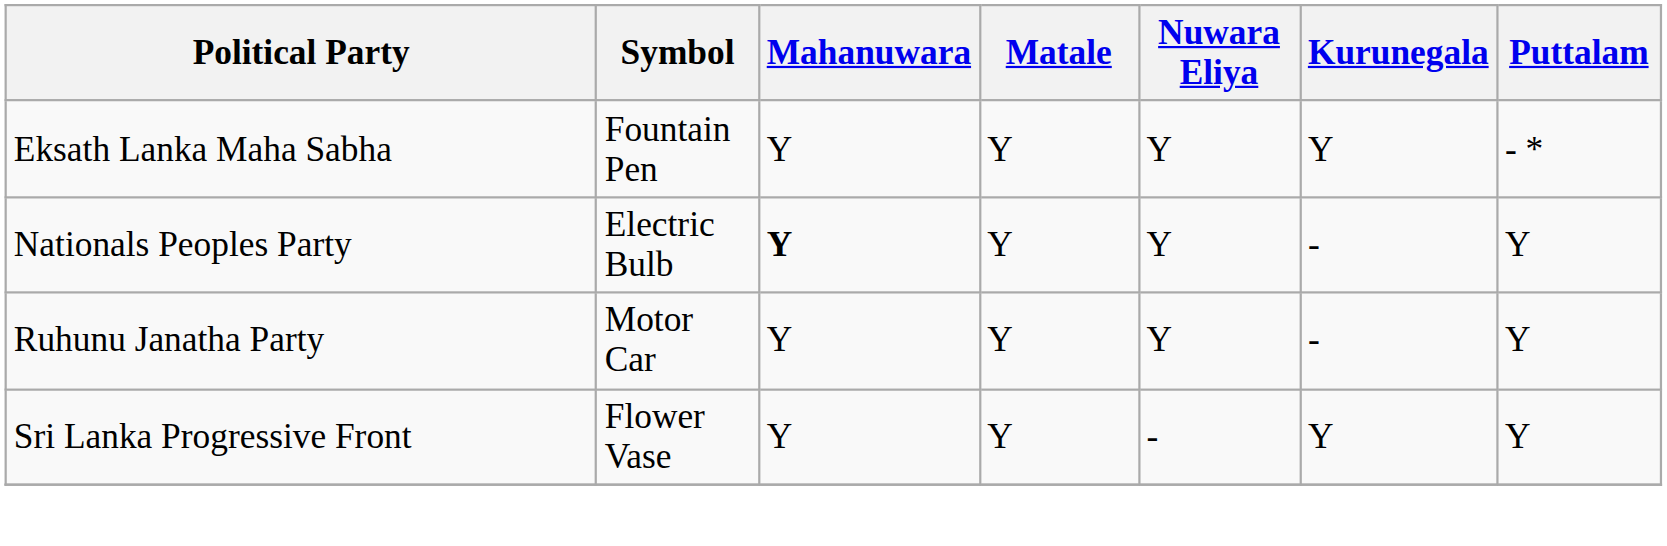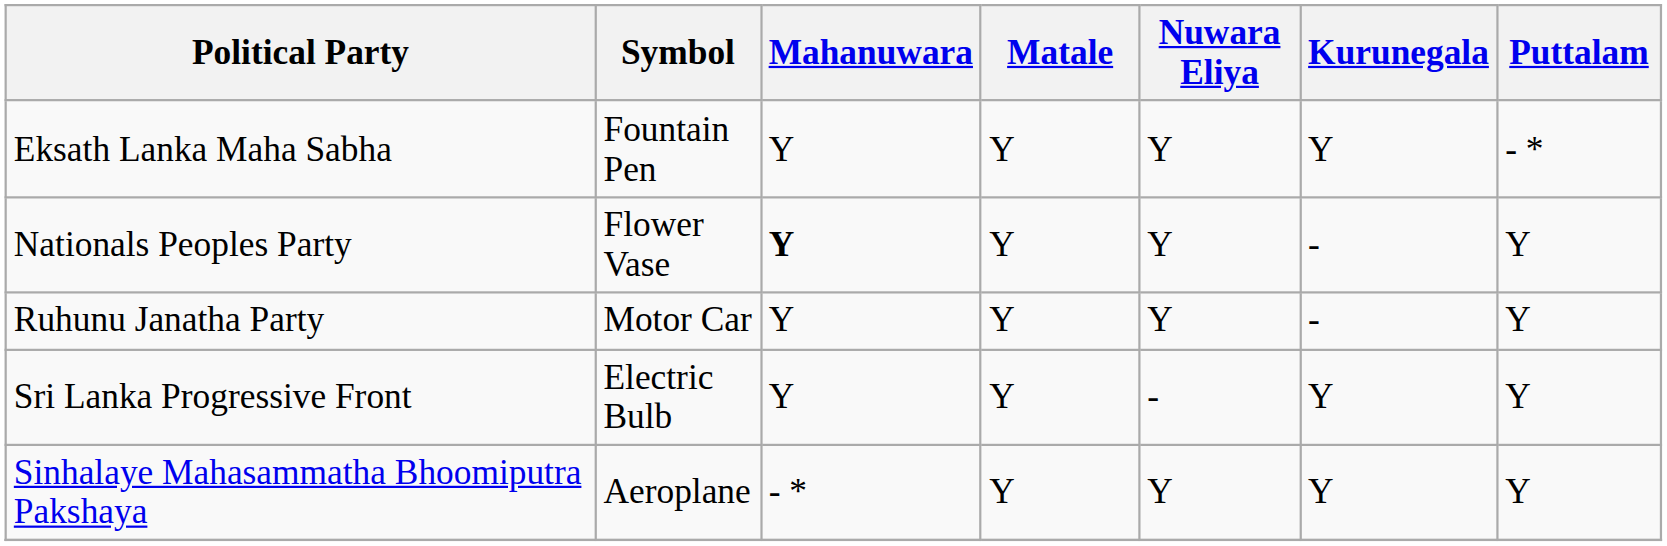(660, 244) Electric Bulb -> (654, 244) Flower Vase
(655, 435) Flower Vase -> (658, 396) Electric Bulb
+ row: (298, 491)
